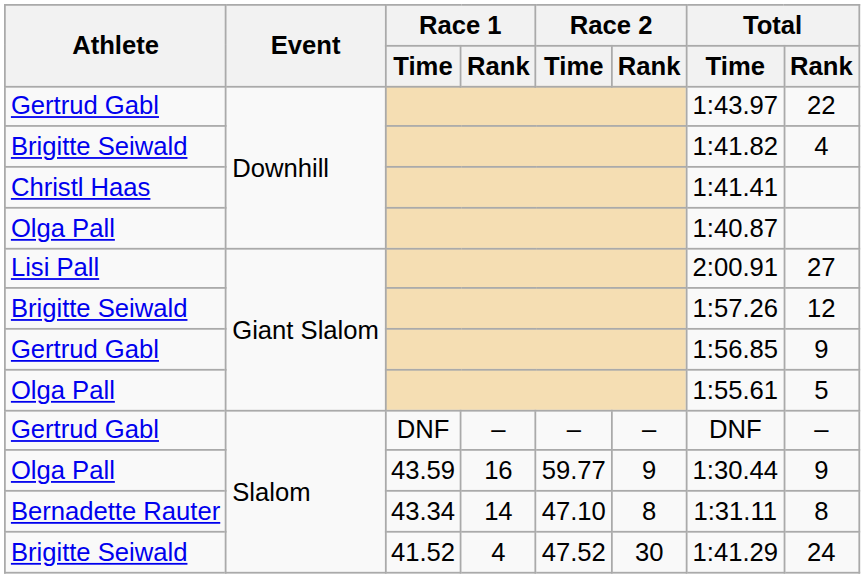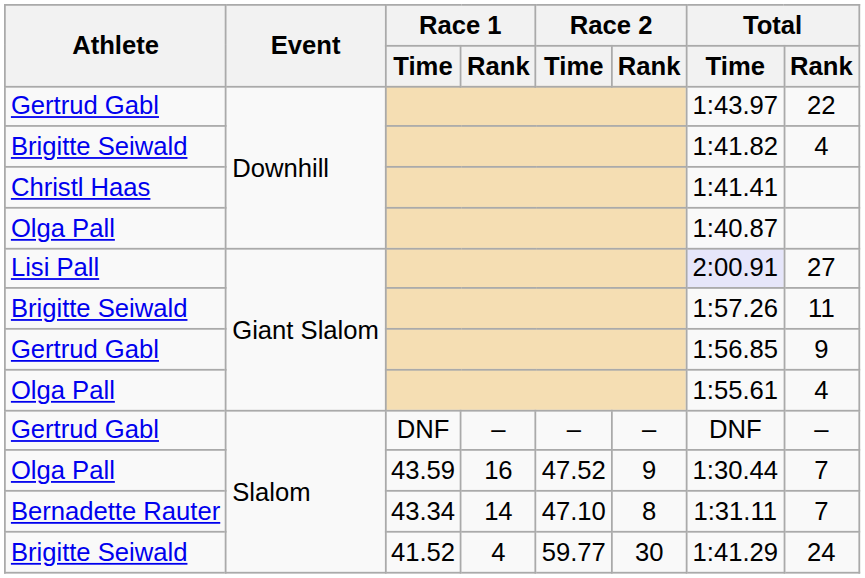(735, 268) no background -> (735, 268) lavender background
(821, 309) 12 -> (821, 309) 11
(821, 390) 5 -> (821, 390) 4
(574, 471) 59.77 -> (574, 471) 47.52
(821, 471) 9 -> (821, 471) 7
(821, 511) 8 -> (821, 511) 7
(574, 552) 47.52 -> (574, 552) 59.77
